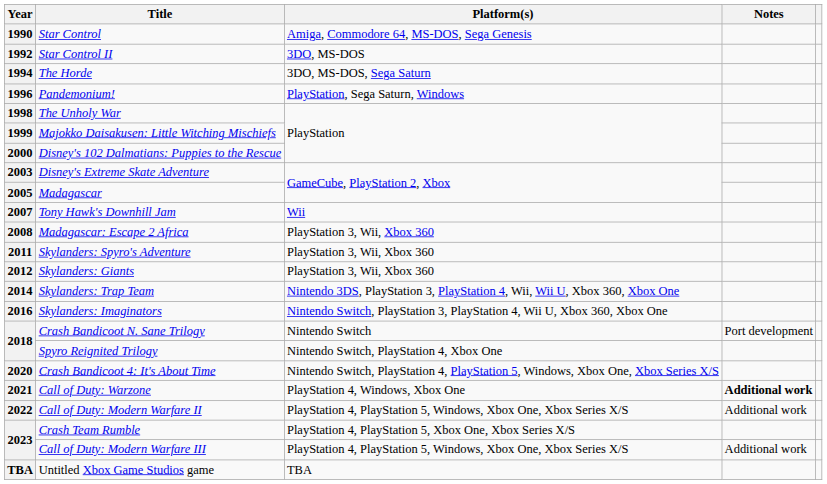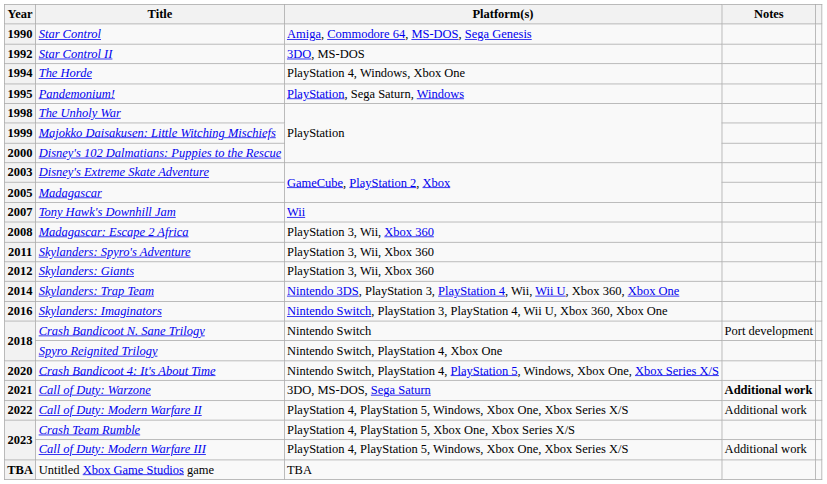(359, 73) 3DO, MS-DOS, Sega Saturn -> (376, 73) PlayStation 4, Windows, Xbox One
(20, 93) 1996 -> (20, 93) 1995
(376, 390) PlayStation 4, Windows, Xbox One -> (359, 390) 3DO, MS-DOS, Sega Saturn
